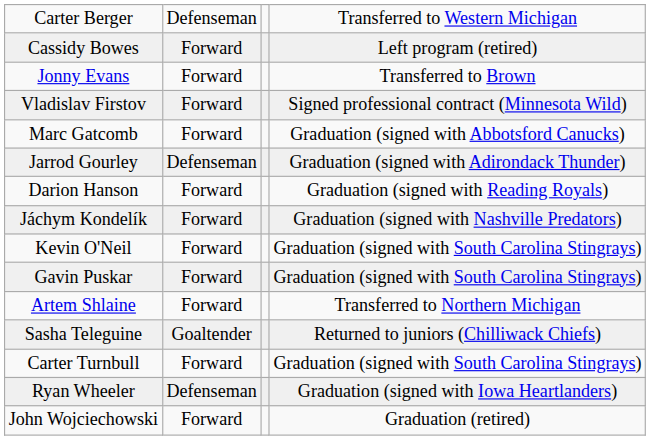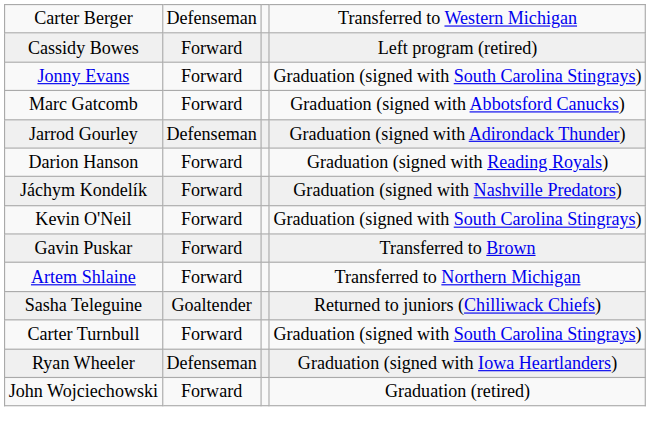(458, 76) Transferred to Brown -> (458, 76) Graduation (signed with South Carolina Stingrays)
- row: (83, 104)
(458, 276) Graduation (signed with South Carolina Stingrays) -> (458, 248) Transferred to Brown
